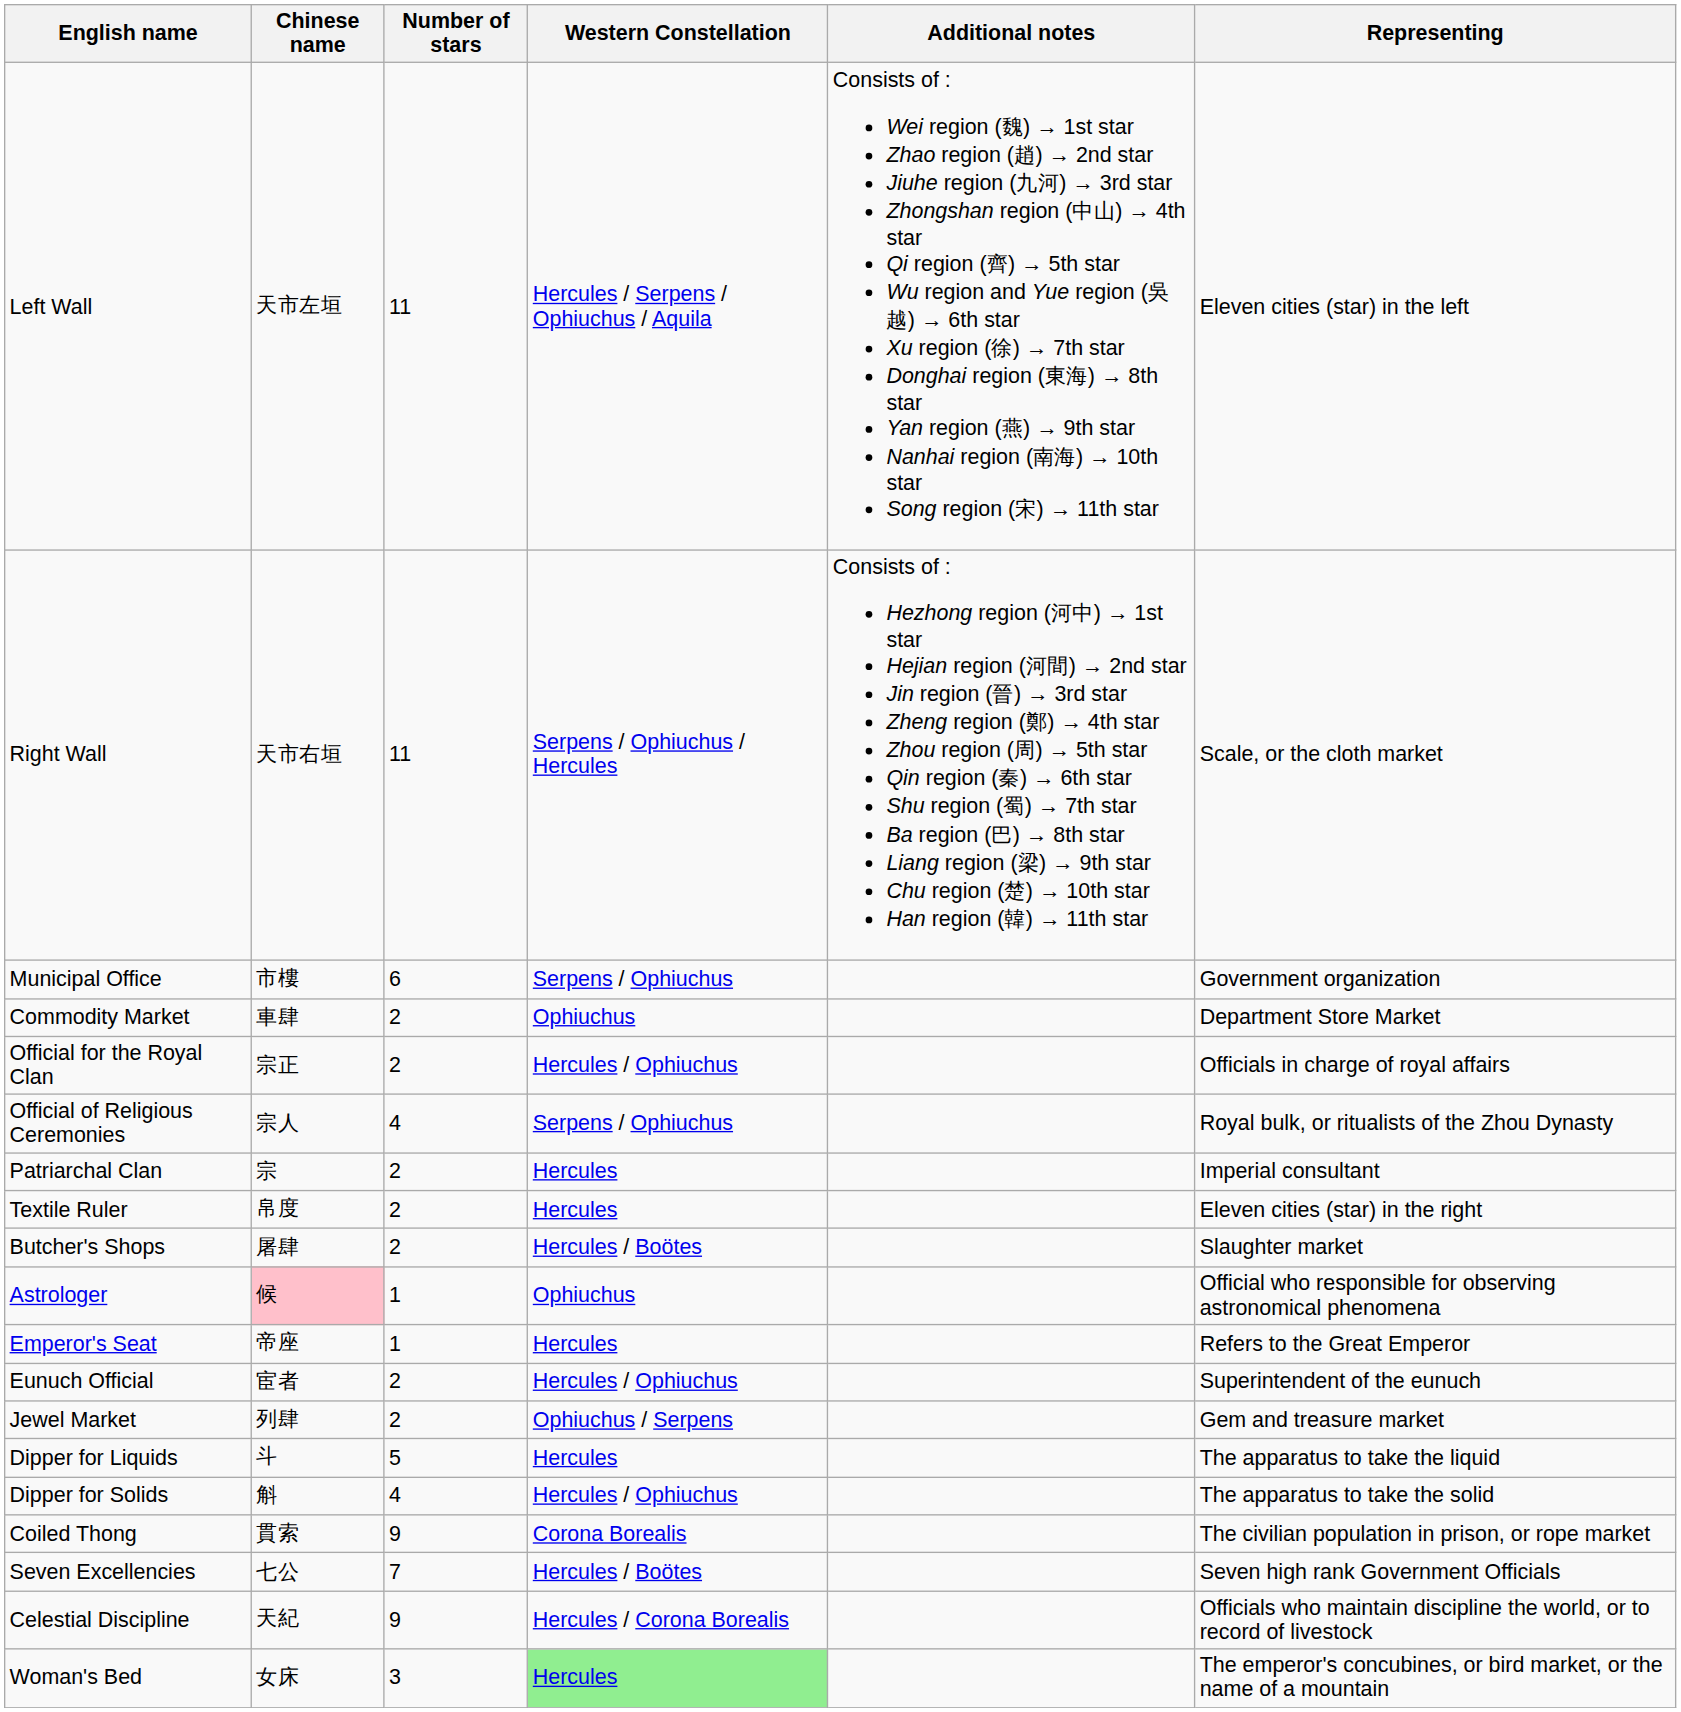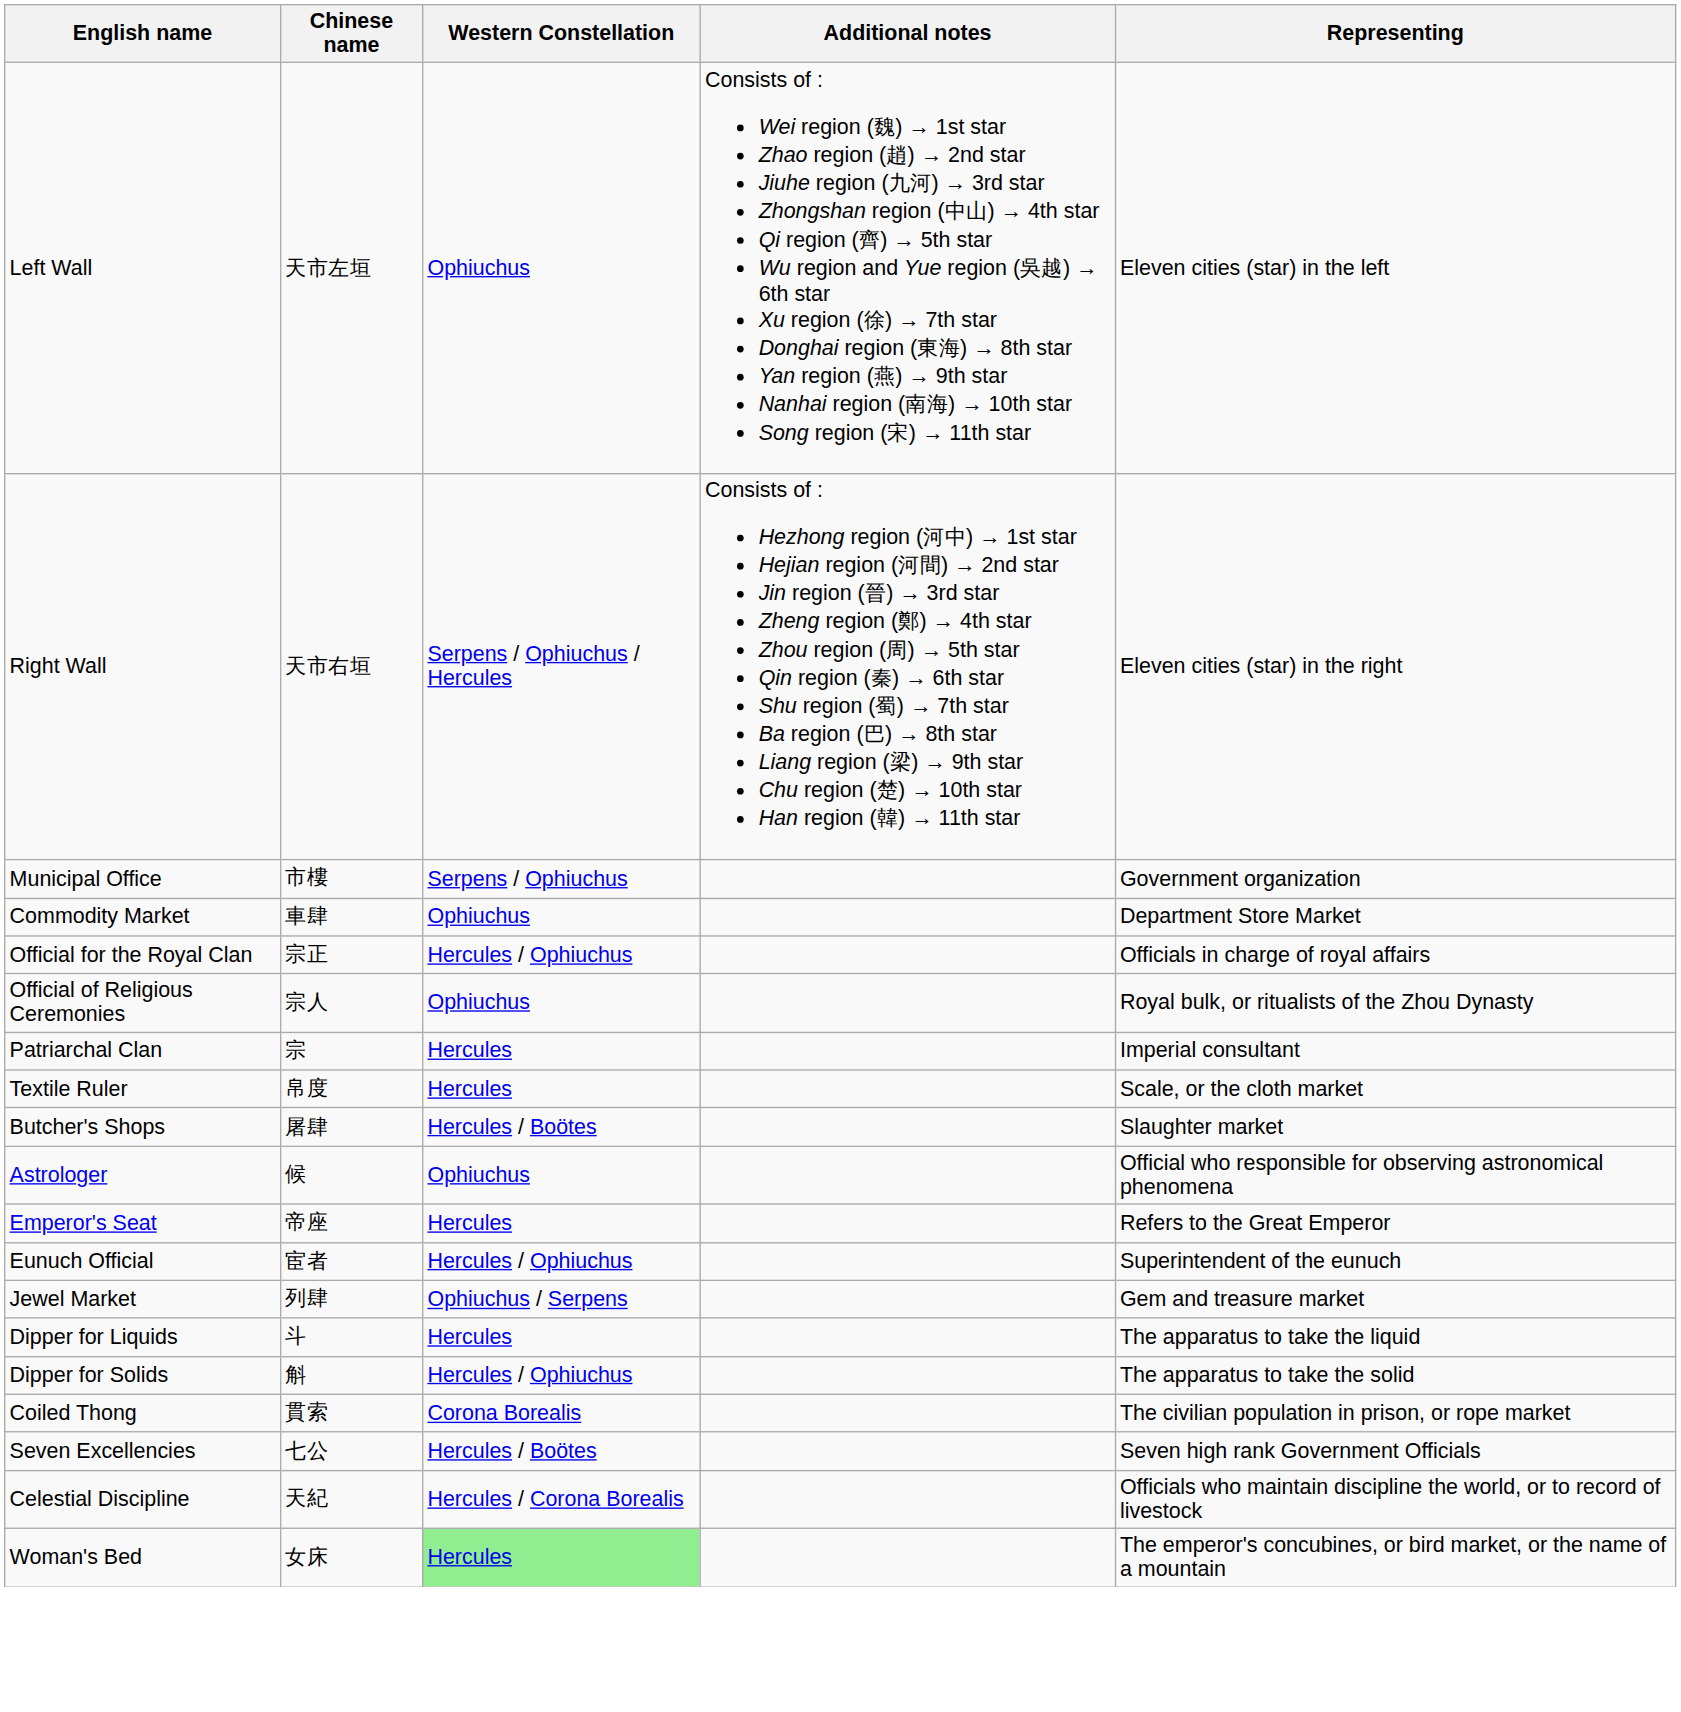- column: (456, 33)
(630, 306) Hercules / Serpens / Ophiuchus / Aquila -> (479, 267) Ophiuchus
(1321, 754) Scale, or the cloth market -> (1261, 666) Eleven cities (star) in the right
(633, 1123) Serpens / Ophiuchus -> (479, 1002) Ophiuchus
(1341, 1209) Eleven cities (star) in the right -> (1242, 1088) Scale, or the cloth market
(267, 1294) pink background -> (296, 1174) no background
